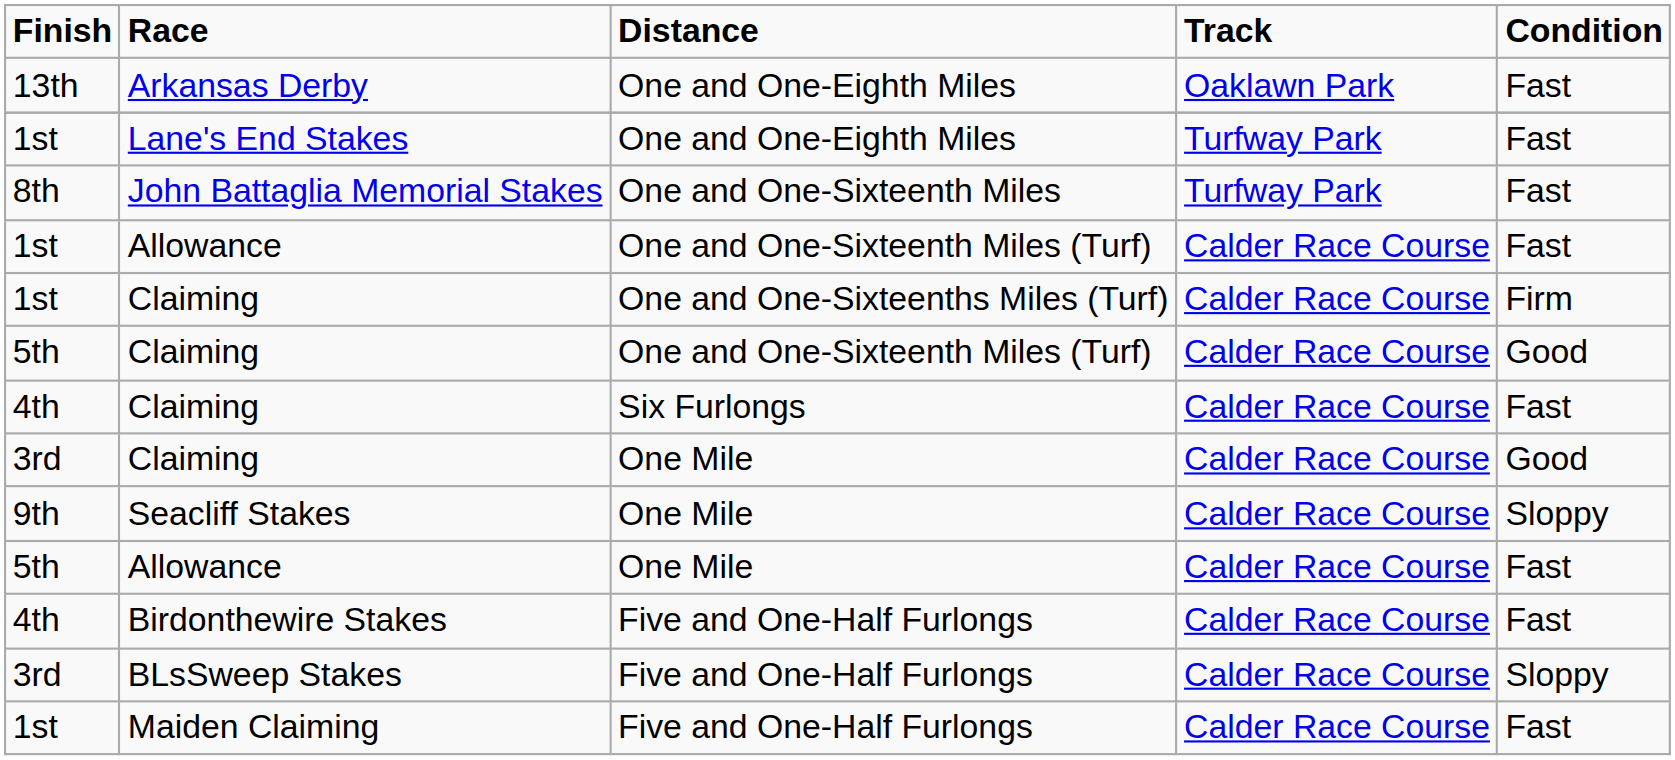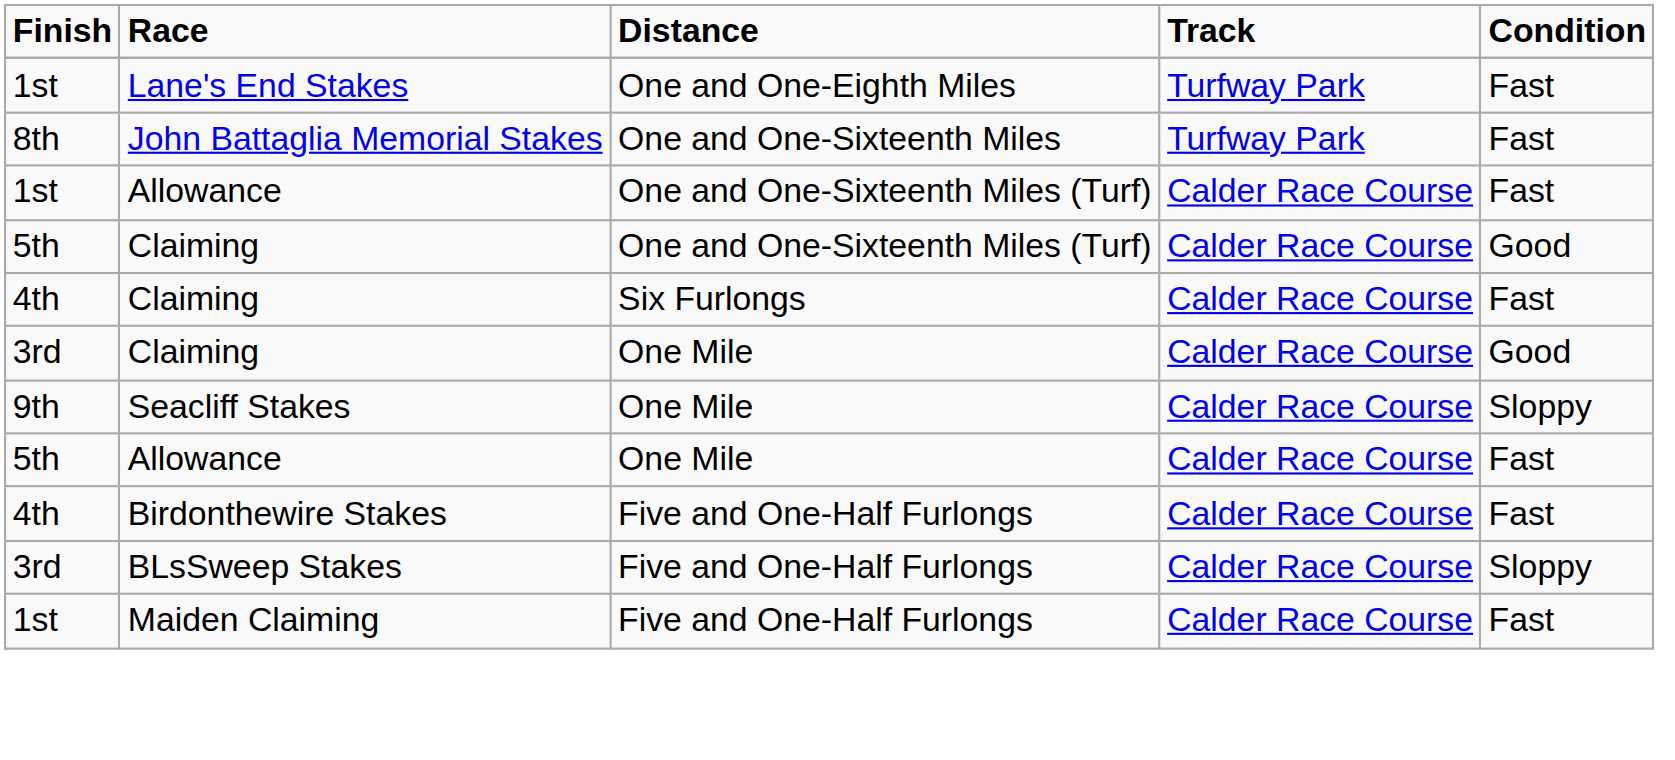- row: (46, 84)
- row: (35, 298)
